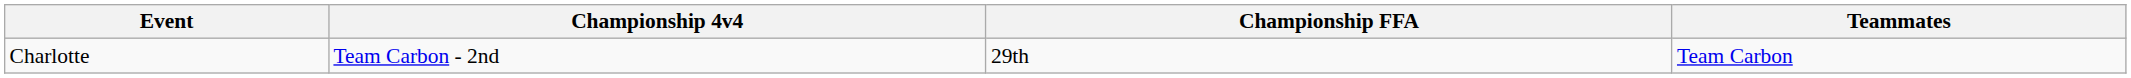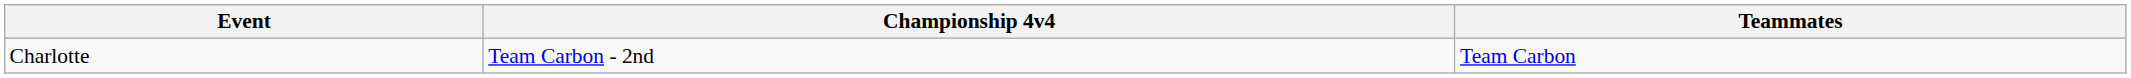- column: (1329, 21)
